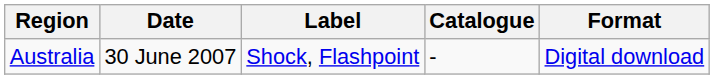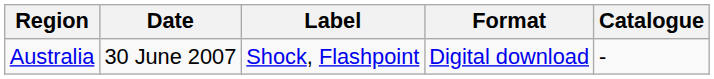columns swapped: (624, 21) <-> (482, 21)
